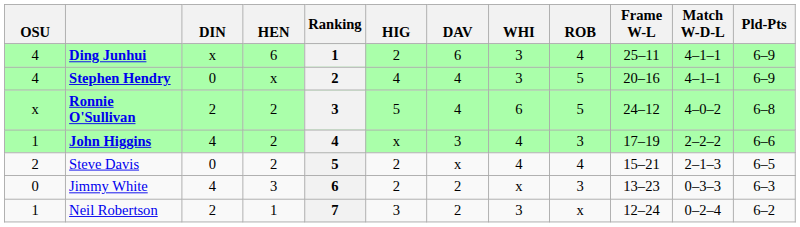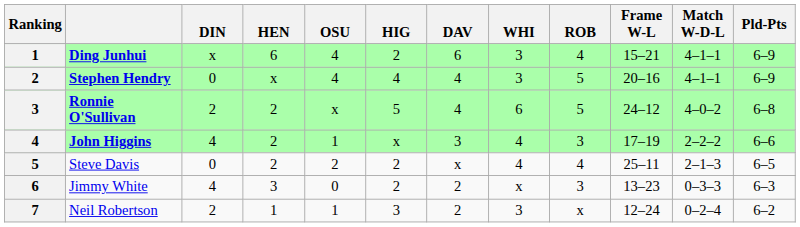columns swapped: (335, 24) <-> (35, 32)
(642, 55) 25–11 -> (642, 55) 15–21
(642, 164) 15–21 -> (642, 164) 25–11
